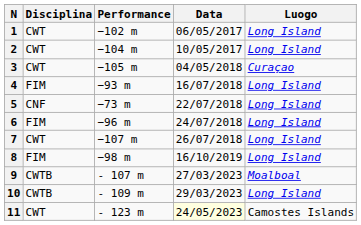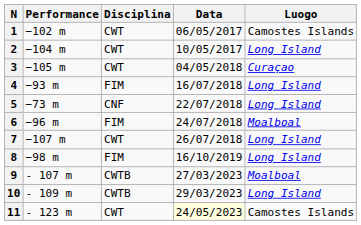columns swapped: (59, 13) <-> (134, 13)
(284, 31) Long Island -> (301, 31) Camostes Islands
(284, 121) Long Island -> (274, 121) Moalboal
